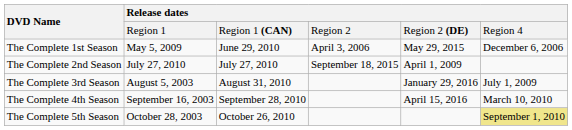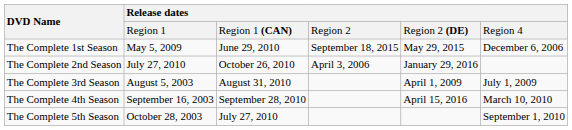(340, 47) April 3, 2006 -> (355, 47) September 18, 2015
(248, 64) July 27, 2010 -> (257, 64) October 26, 2010
(355, 64) September 18, 2015 -> (340, 64) April 3, 2006
(433, 64) April 1, 2009 -> (441, 64) January 29, 2016
(441, 82) January 29, 2016 -> (433, 82) April 1, 2009
(257, 116) October 26, 2010 -> (248, 116) July 27, 2010
(524, 116) khaki background -> (524, 116) no background
